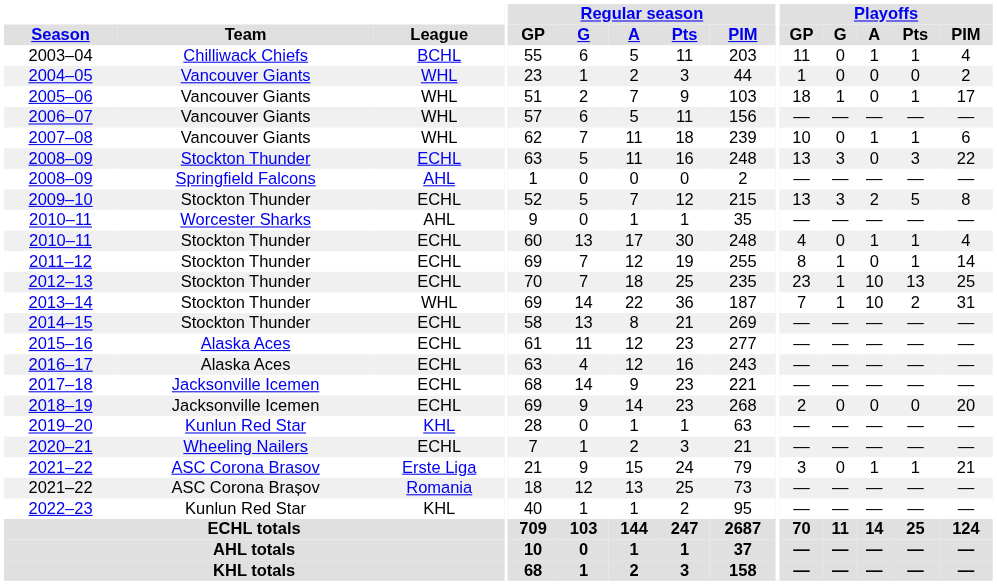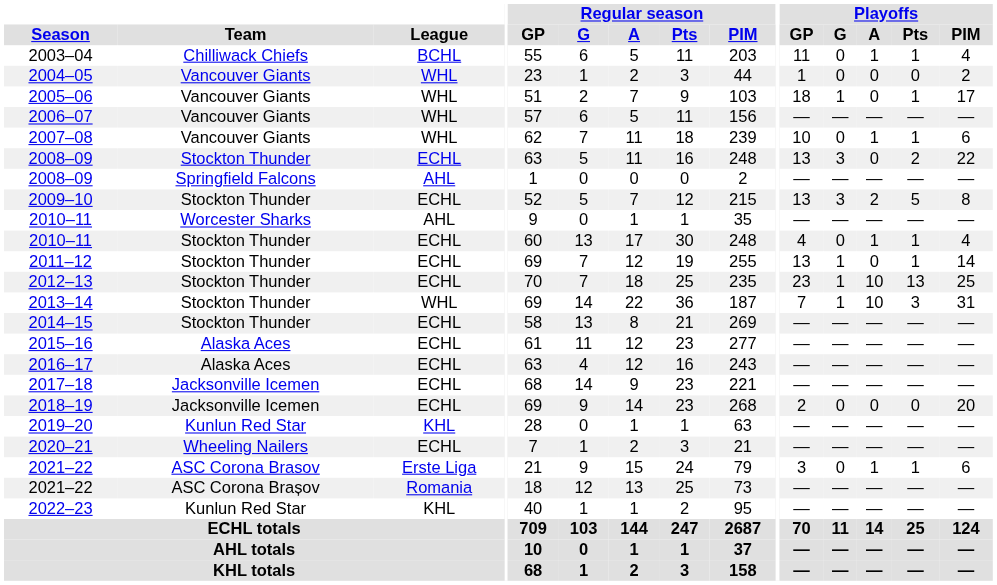(915, 158) 3 -> (915, 158) 2
(802, 261) 8 -> (802, 261) 13
(915, 302) 2 -> (915, 302) 3
(966, 467) 21 -> (966, 467) 6
